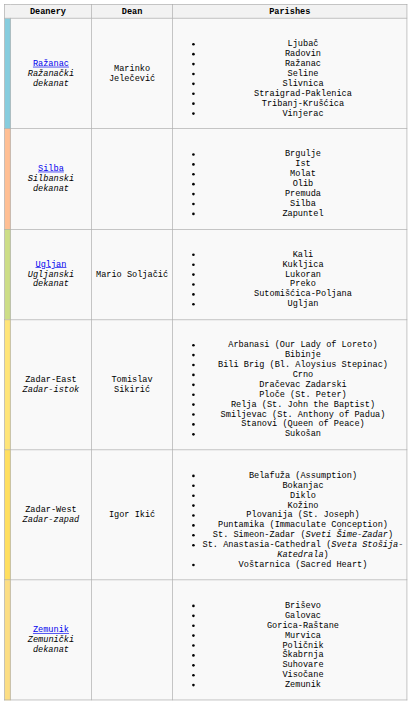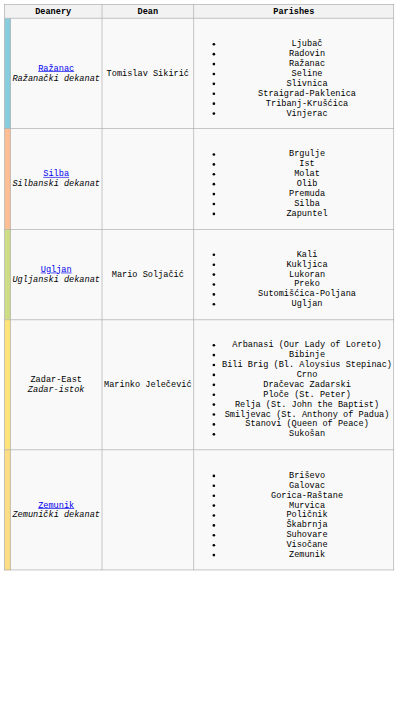(132, 73) Marinko Jelečević -> (148, 73) Tomislav Sikirić
(132, 385) Tomislav Sikirić -> (148, 385) Marinko Jelečević
- row: (51, 515)
